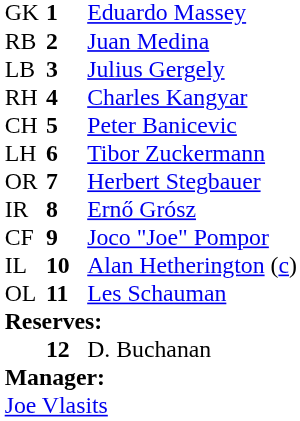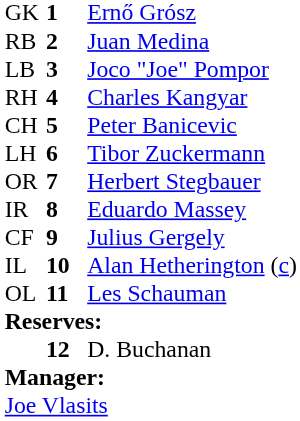(167, 12) Eduardo Massey -> (142, 12) Ernő Grósz
(156, 68) Julius Gergely -> (178, 68) Joco "Joe" Pompor
(142, 209) Ernő Grósz -> (167, 209) Eduardo Massey
(178, 237) Joco "Joe" Pompor -> (156, 237) Julius Gergely
